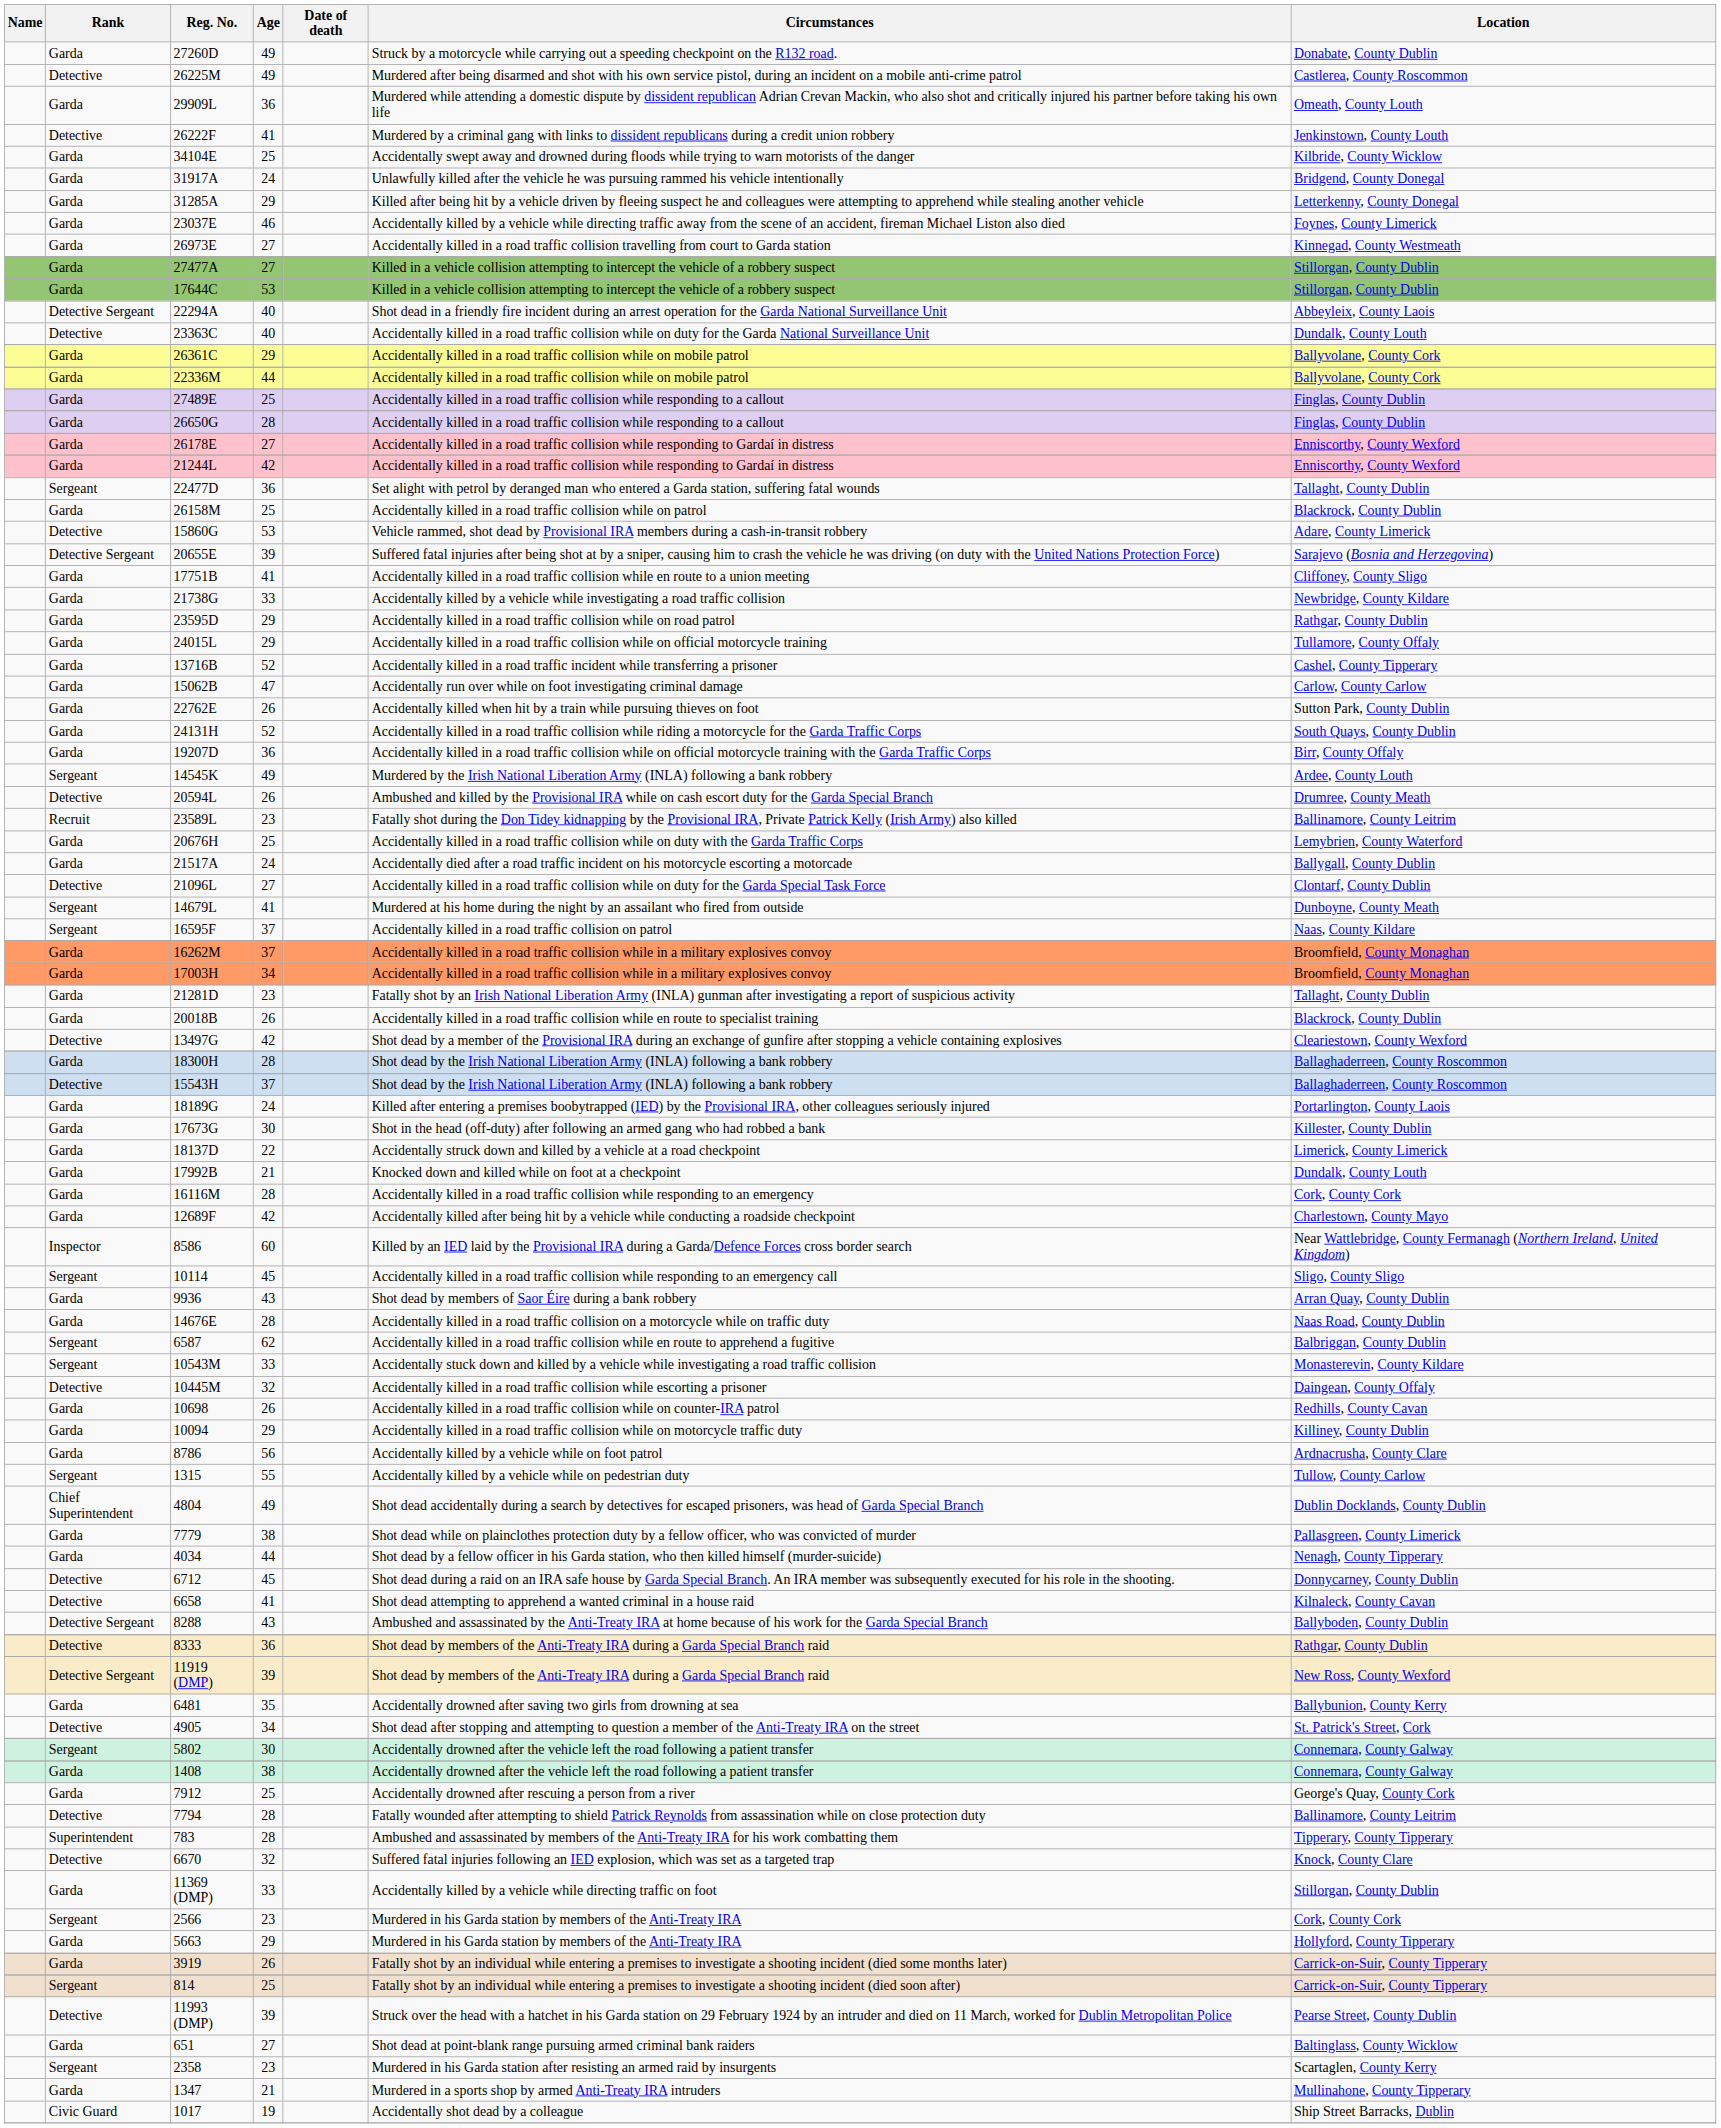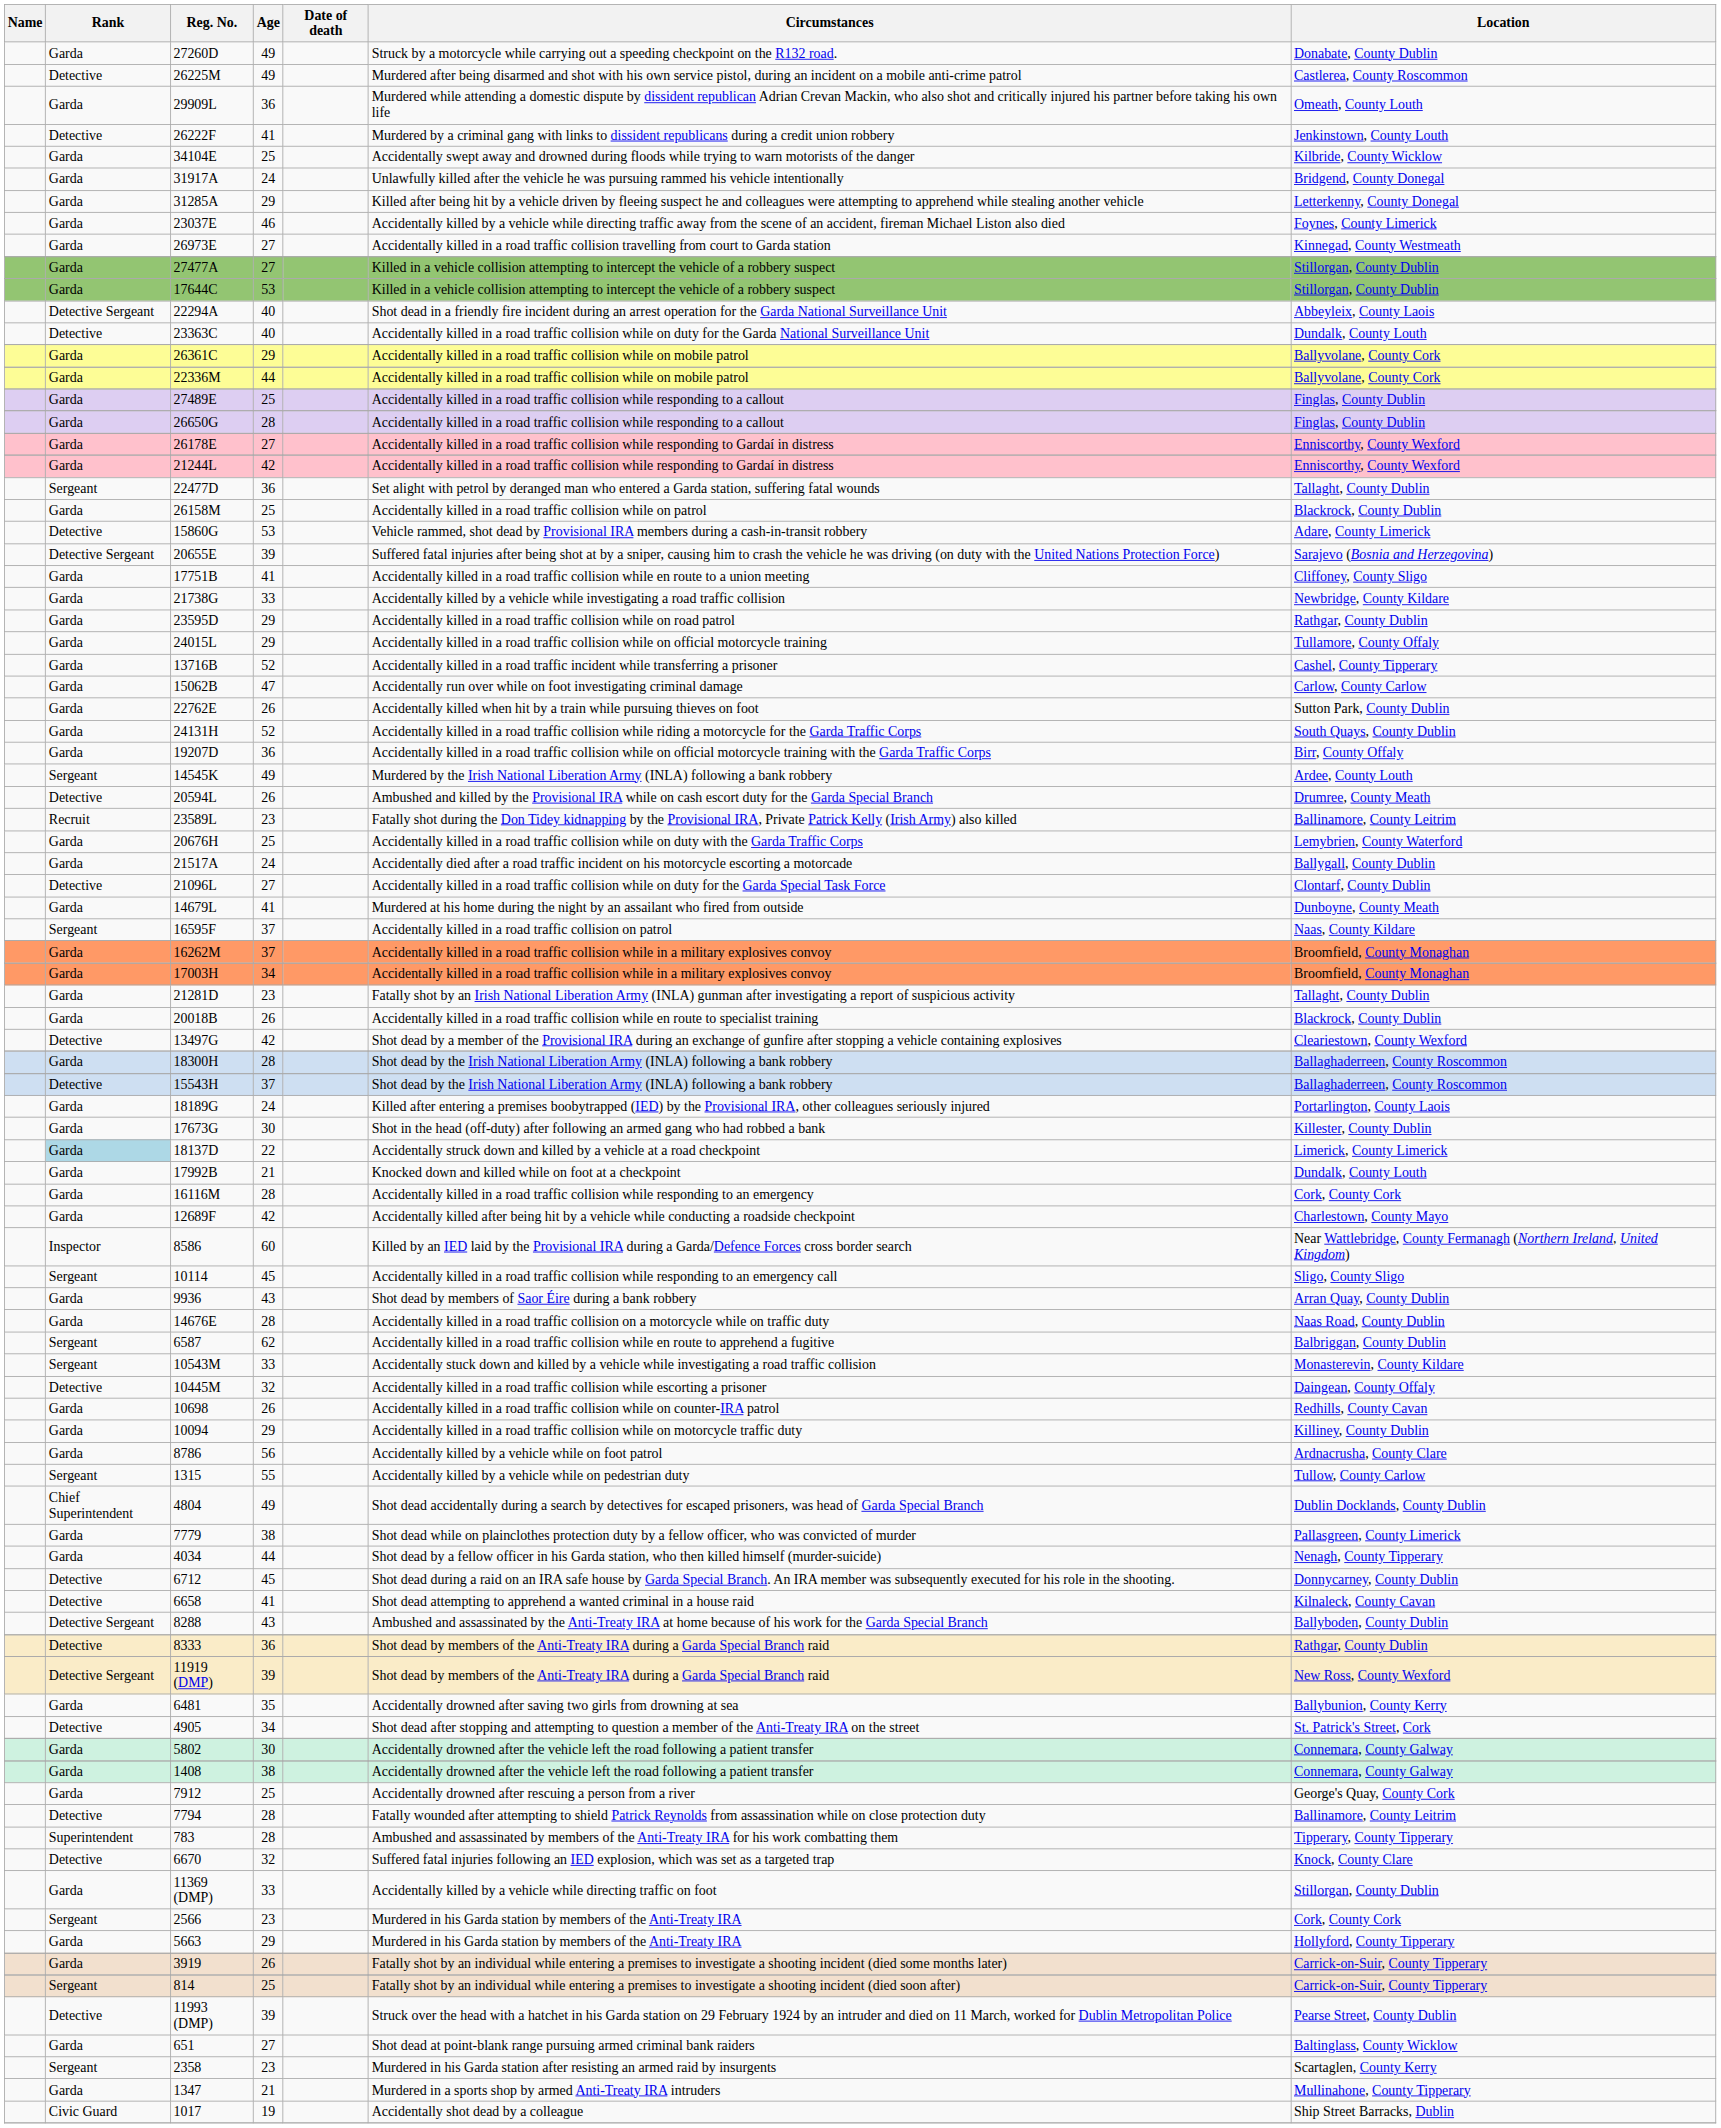(73, 907) Sergeant -> (66, 907) Garda
(66, 1150) no background -> (66, 1150) lightblue background
(73, 1749) Sergeant -> (66, 1749) Garda
